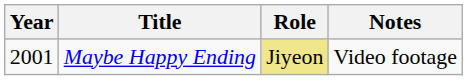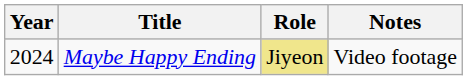(32, 56) 2001 -> (32, 56) 2024
